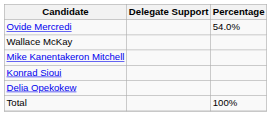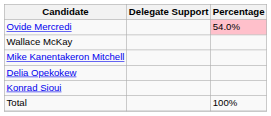(226, 27) no background -> (226, 27) pink background
rows swapped: (41, 88) <-> (34, 73)
